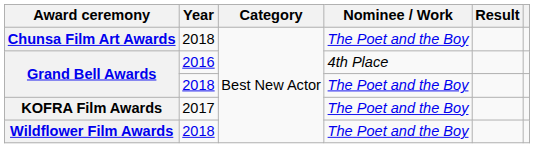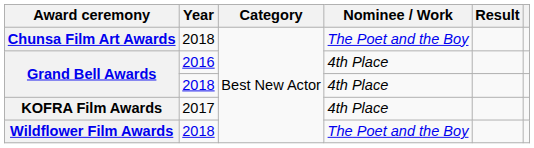(398, 85) The Poet and the Boy -> (358, 85) 4th Place
(398, 108) The Poet and the Boy -> (358, 108) 4th Place
